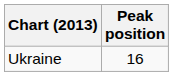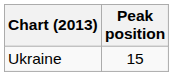(135, 58) 16 -> (135, 58) 15
